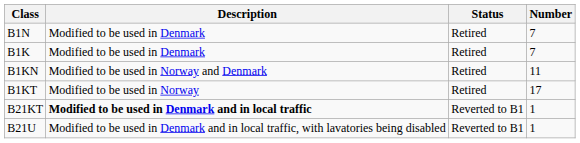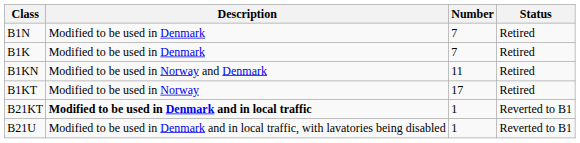columns swapped: (551, 14) <-> (488, 14)
